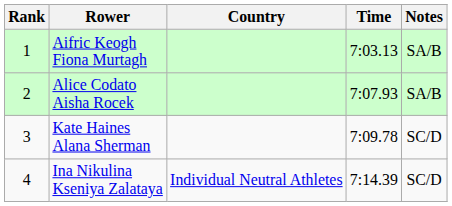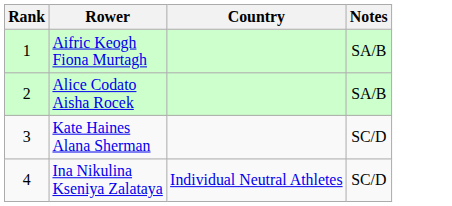- column: (374, 17)
